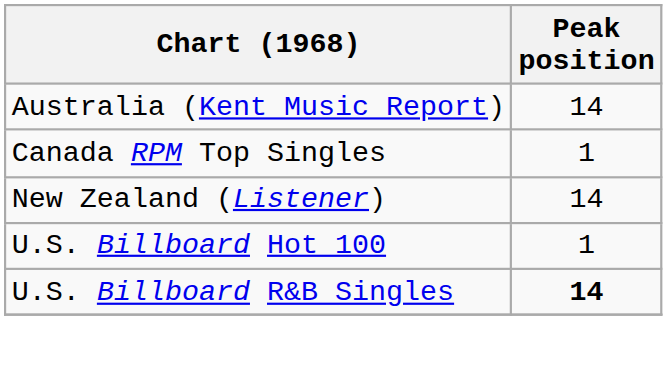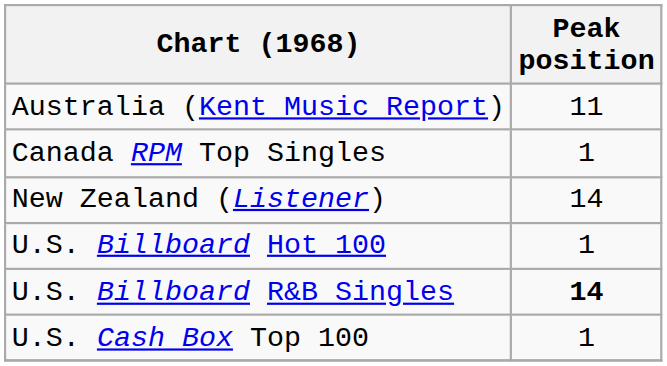(587, 107) 14 -> (587, 107) 11
+ row: (190, 338)
